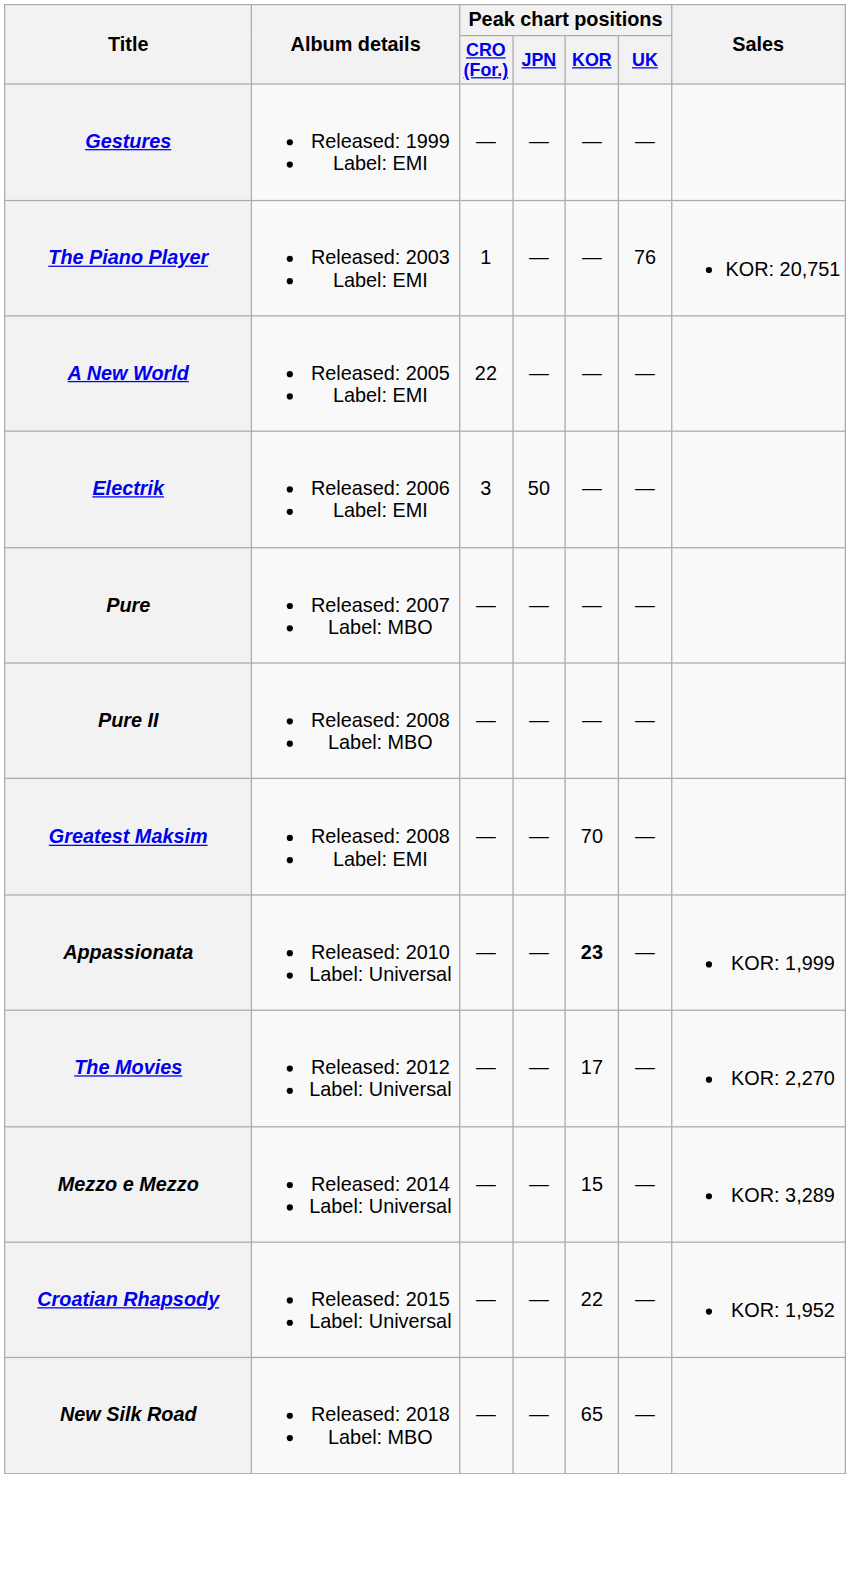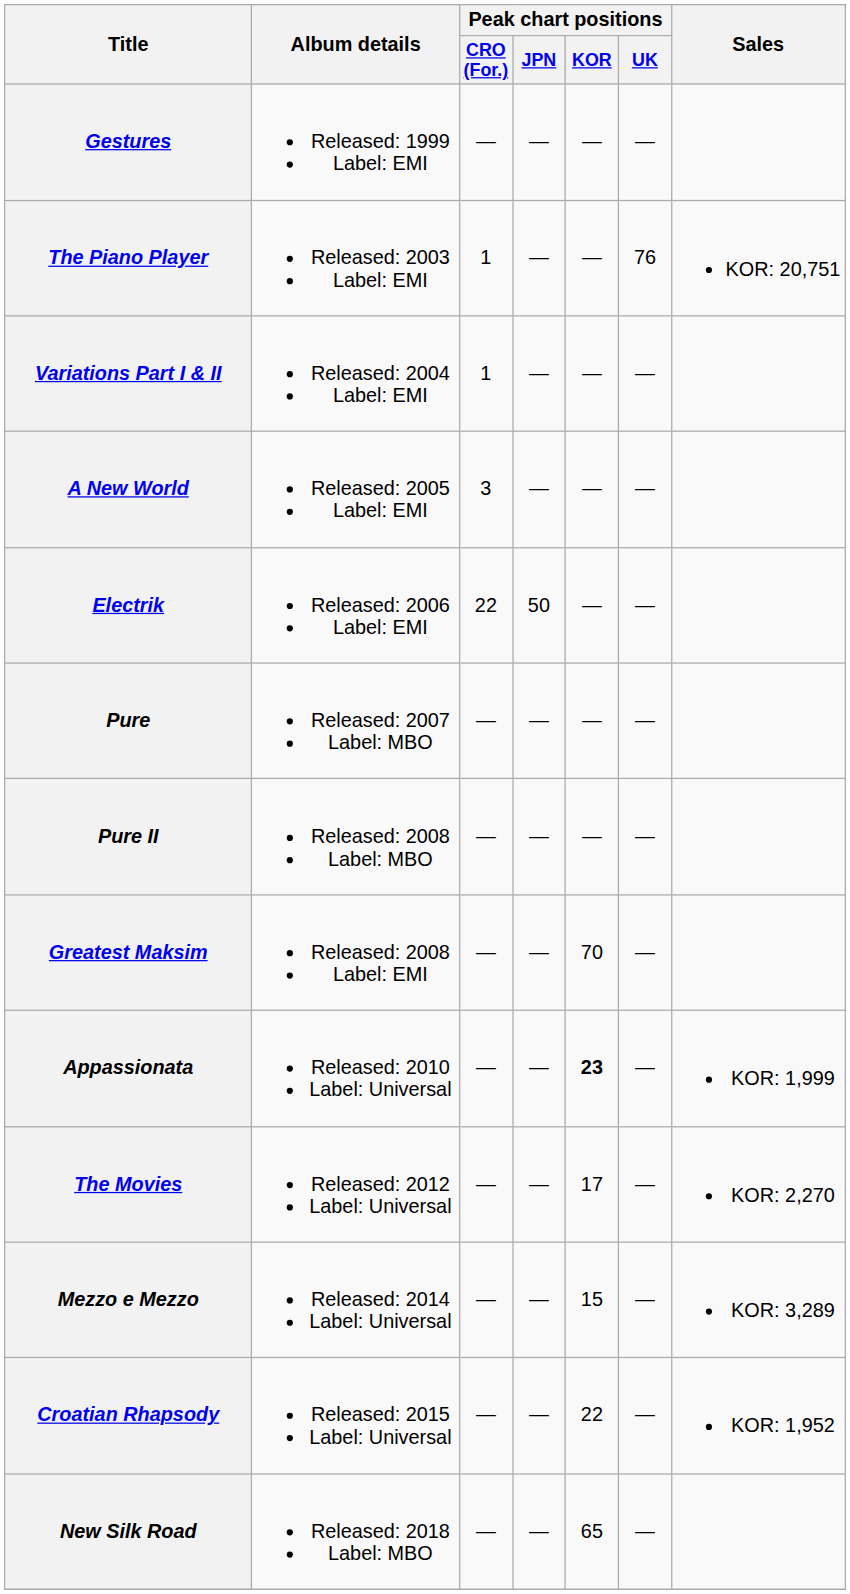+ row: (128, 373)
(486, 373) 22 -> (486, 489) 3
(486, 489) 3 -> (486, 605) 22
